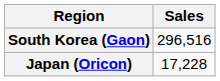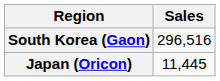(184, 64) 17,228 -> (184, 64) 11,445
